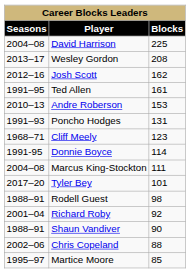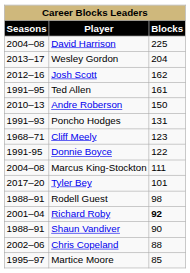(159, 59) 208 -> (159, 59) 204
(159, 105) 153 -> (159, 105) 150
(159, 152) 114 -> (159, 152) 122
(157, 214) normal -> (157, 214) bold
